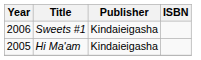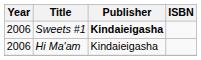(124, 30) normal -> (127, 30) bold
(19, 47) 2005 -> (19, 47) 2006
